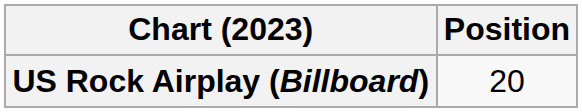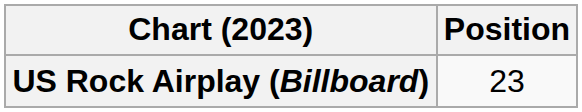(507, 80) 20 -> (507, 80) 23
